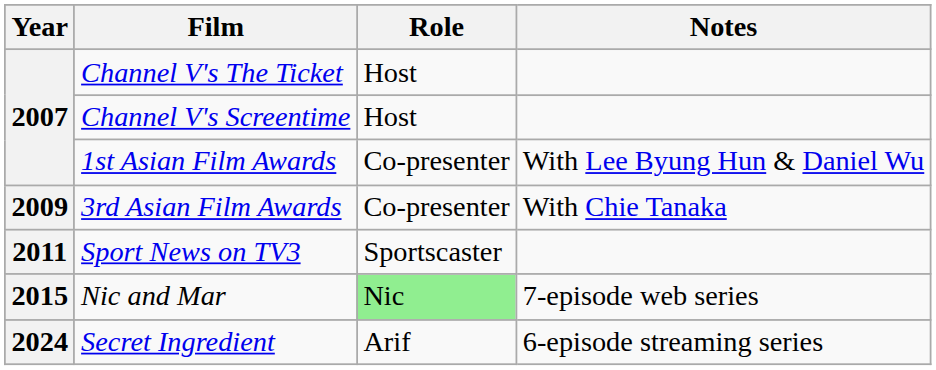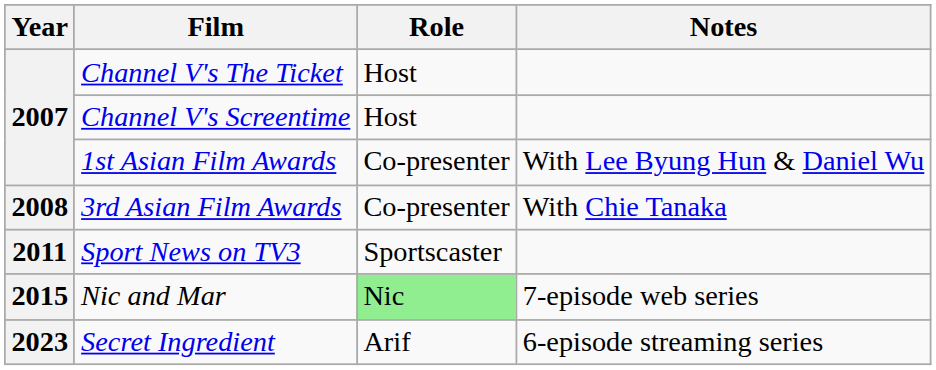(40, 206) 2009 -> (40, 206) 2008
(40, 341) 2024 -> (40, 341) 2023
